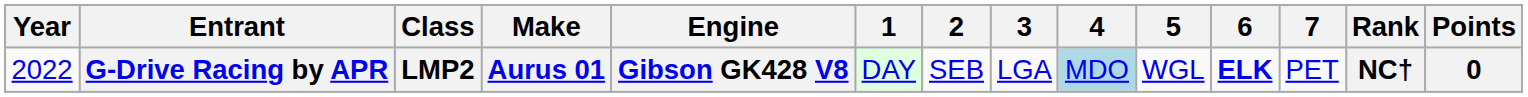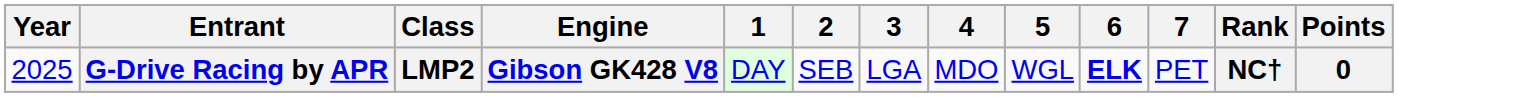- column: (546, 26)
(42, 70) 2022 -> (42, 70) 2025
(1097, 70) lightblue background -> (966, 70) no background
